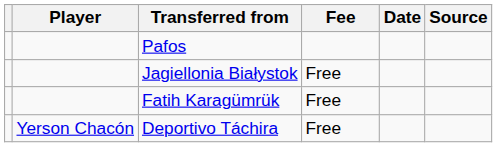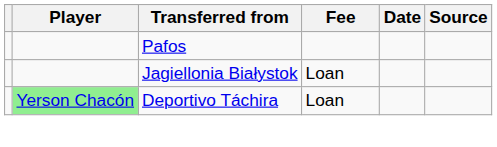(323, 73) Free -> (325, 73) Loan
- row: (211, 100)
(75, 127) no background -> (75, 100) lightgreen background
(323, 127) Free -> (325, 100) Loan
